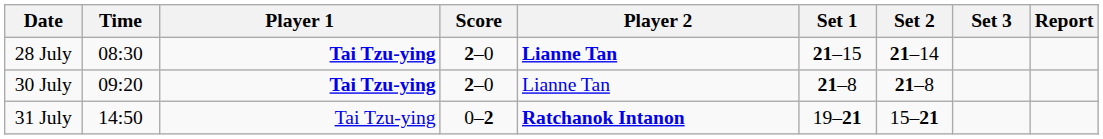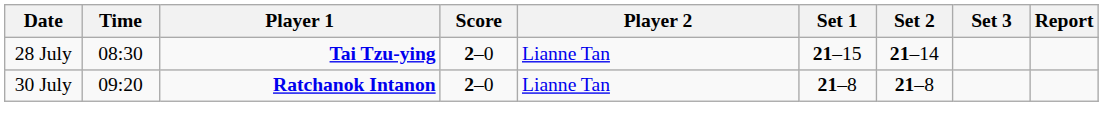(570, 53) bold -> (566, 53) normal
(383, 85) Tai Tzu-ying -> (354, 85) Ratchanok Intanon
- row: (43, 117)
